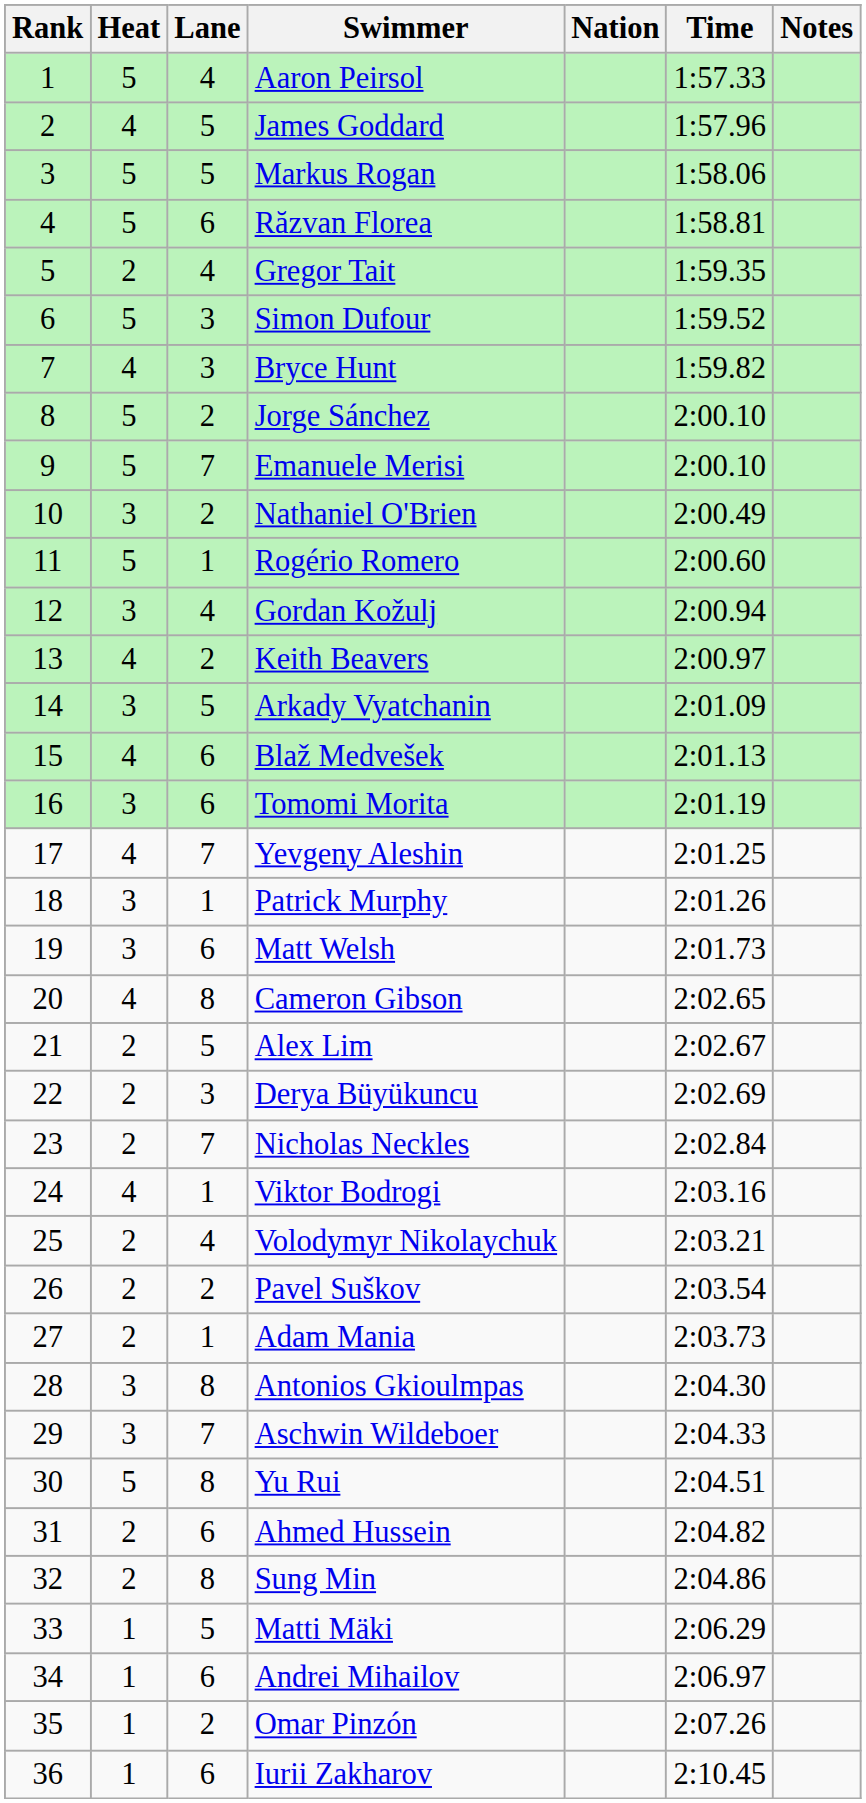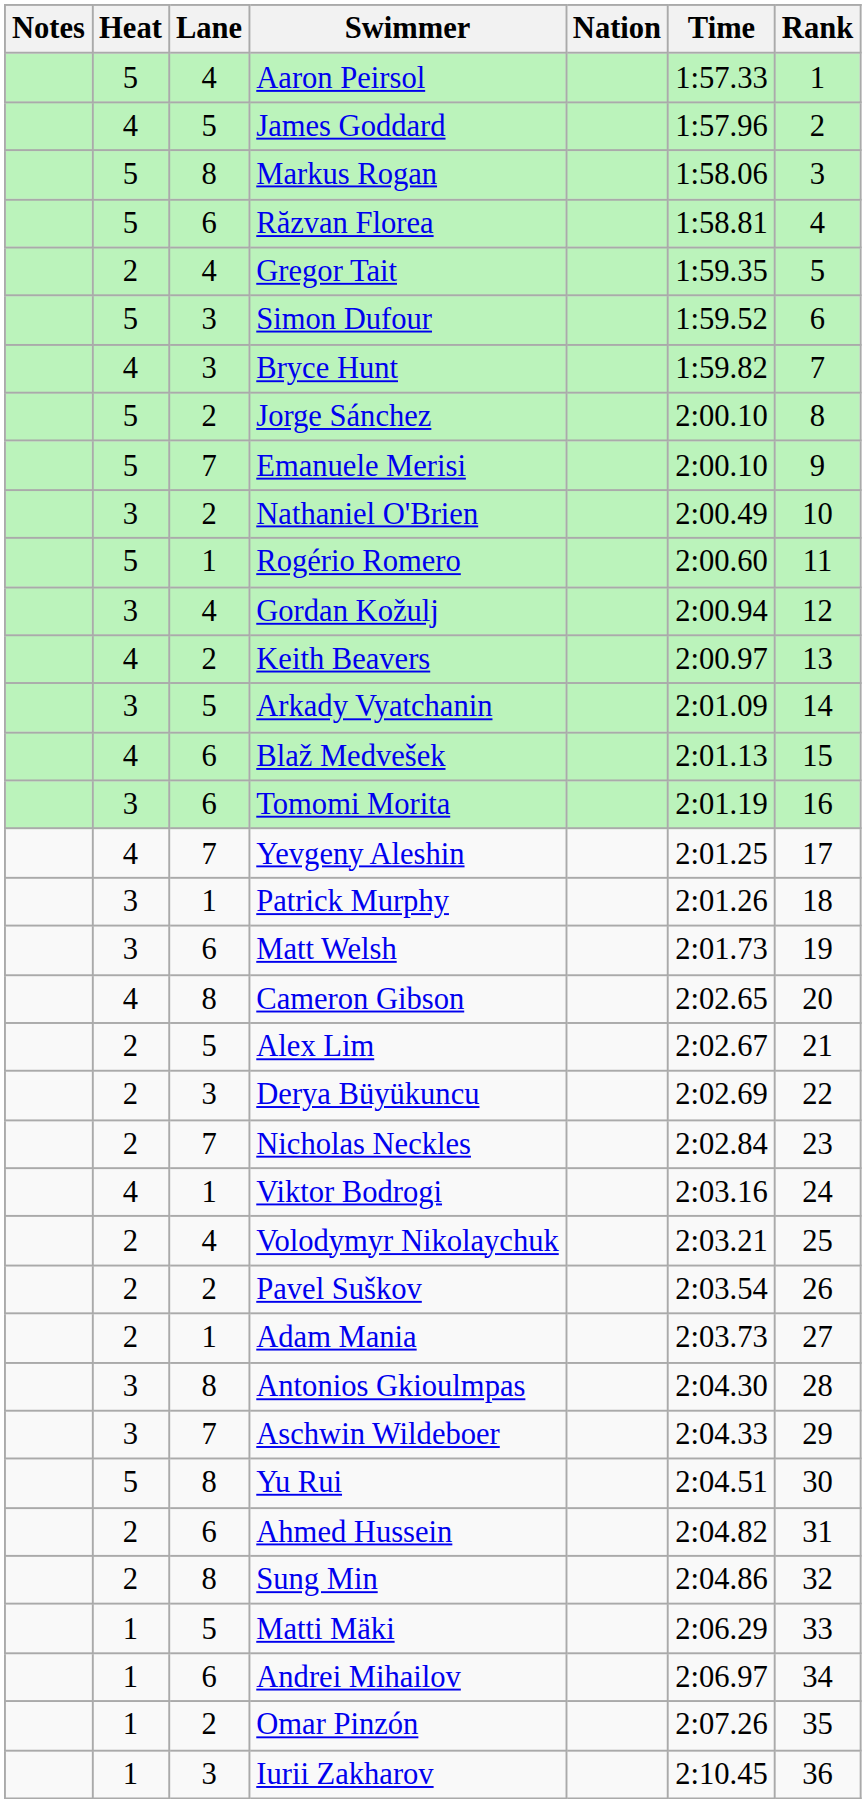columns swapped: (48, 28) <-> (817, 28)
(207, 174) 5 -> (209, 174) 8
(207, 1773) 6 -> (209, 1773) 3
